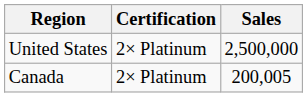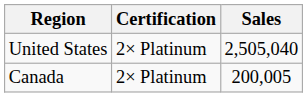(261, 48) 2,500,000 -> (261, 48) 2,505,040
